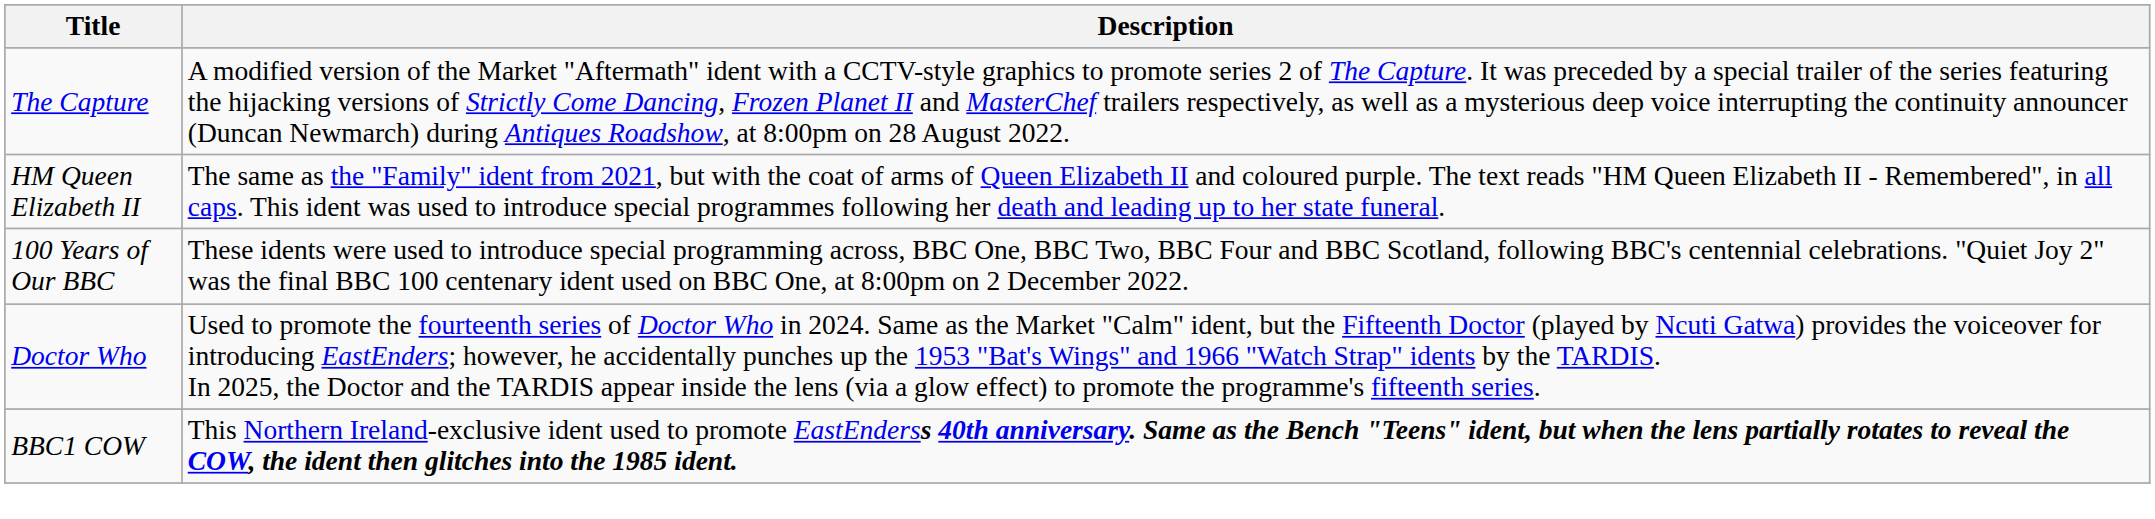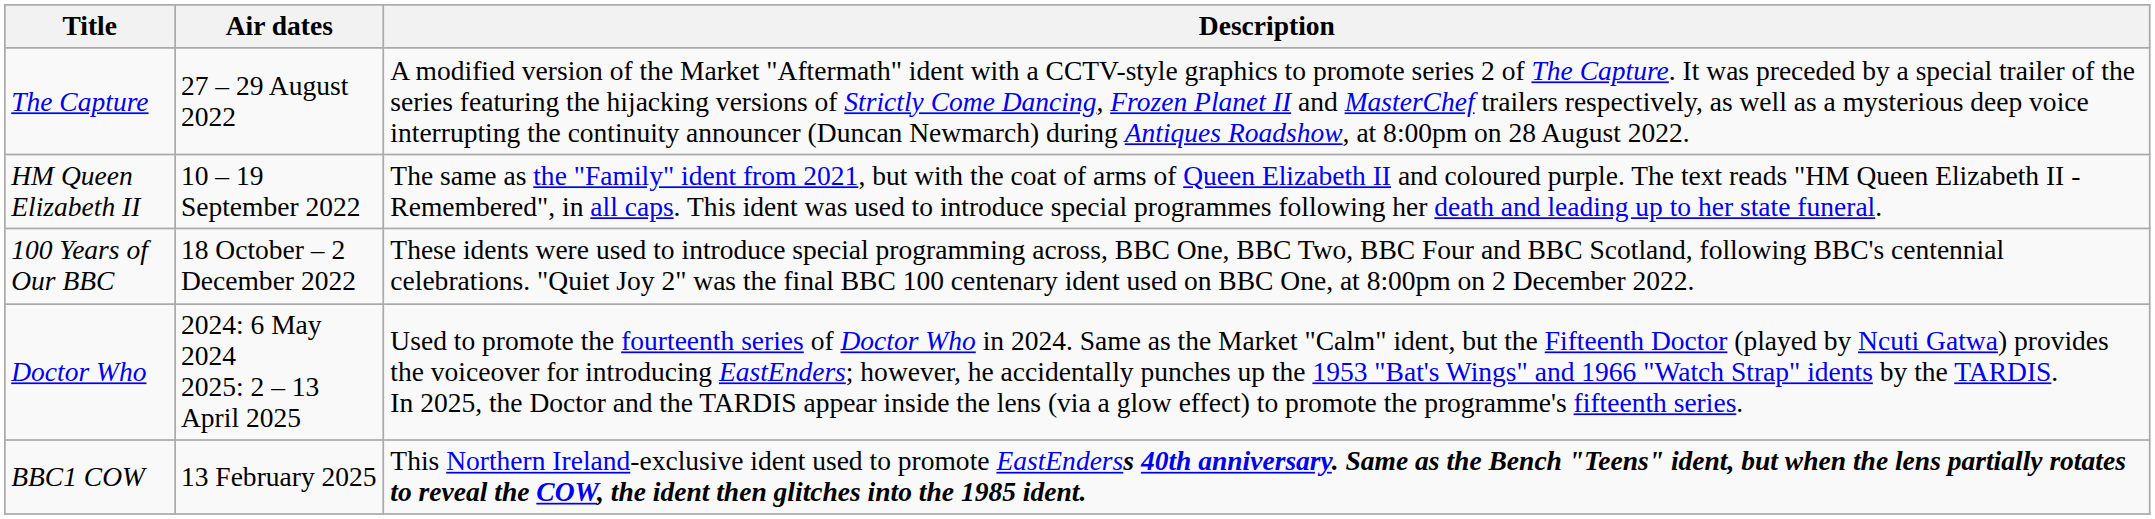+ column: (279, 26)
